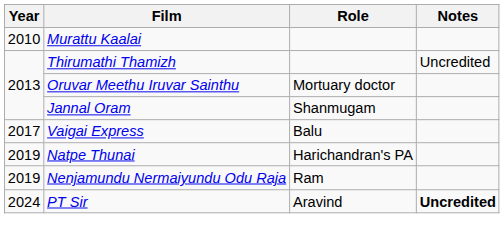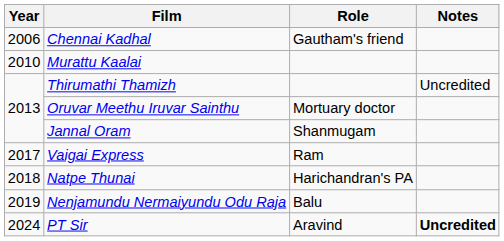+ row: (99, 39)
(308, 132) Balu -> (308, 155) Ram
(24, 155) 2019 -> (24, 178) 2018
(308, 178) Ram -> (308, 201) Balu
